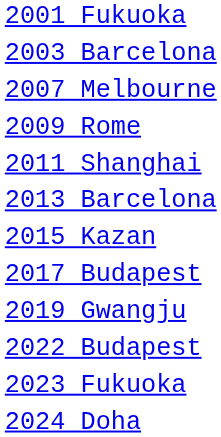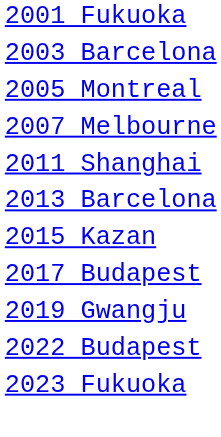+ row: (103, 90)
- row: (73, 127)
- row: (73, 422)
